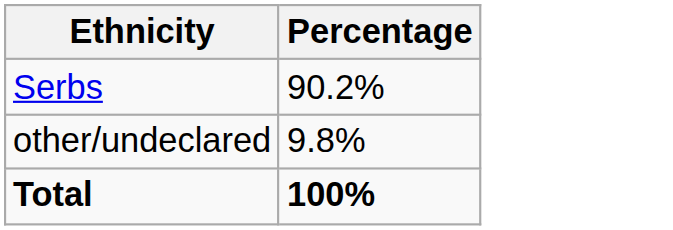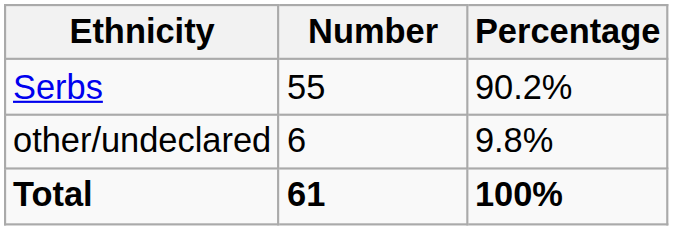+ column: (373, 31)
